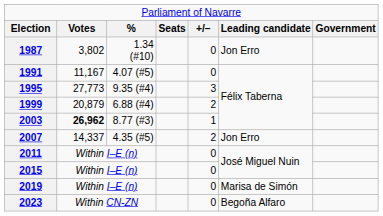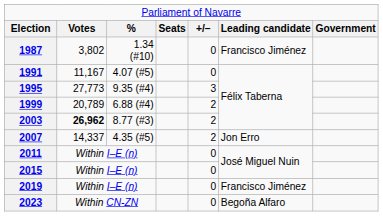(240, 50) Jon Erro -> (263, 50) Francisco Jiménez
(89, 105) 20,879 -> (89, 105) 20,789
(213, 121) 1 -> (213, 121) 2
(259, 186) Marisa de Simón -> (263, 186) Francisco Jiménez
